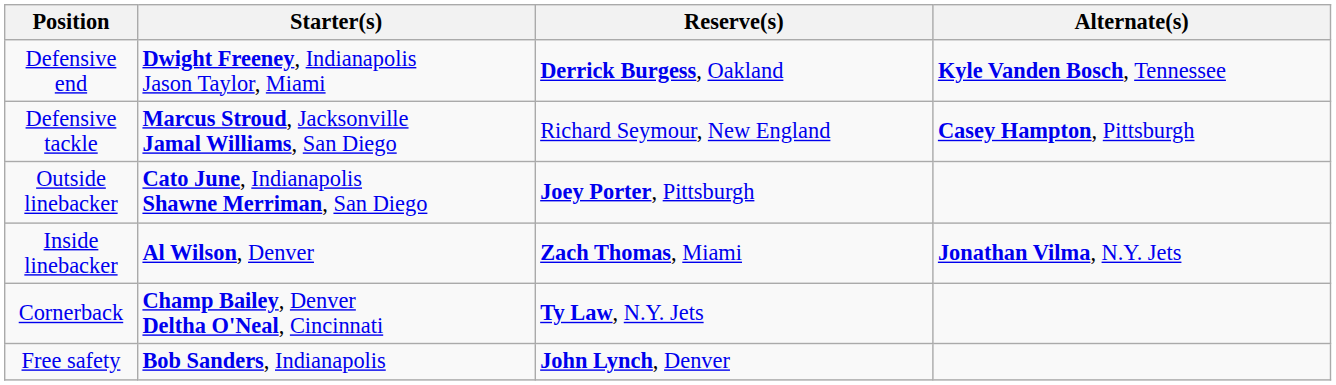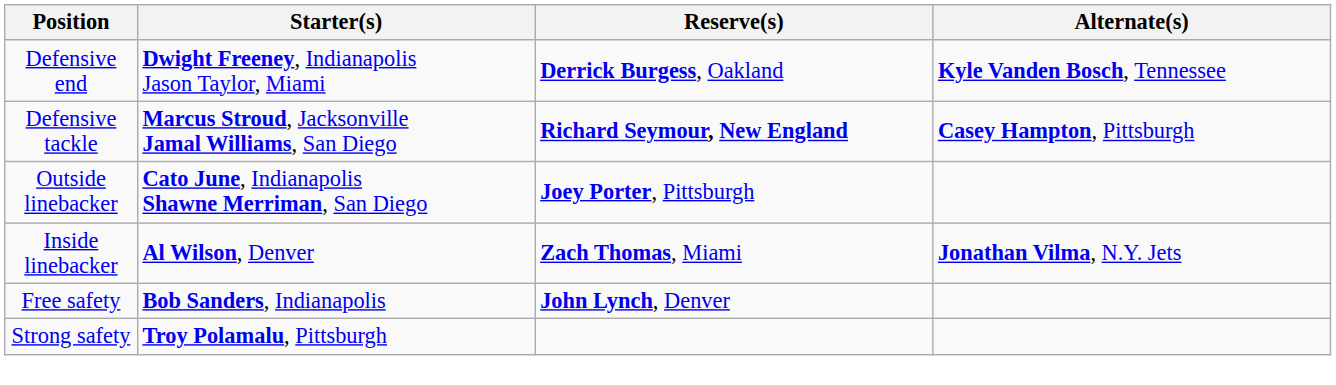(685, 131) normal -> (694, 131) bold
- row: (71, 313)
+ row: (71, 336)
